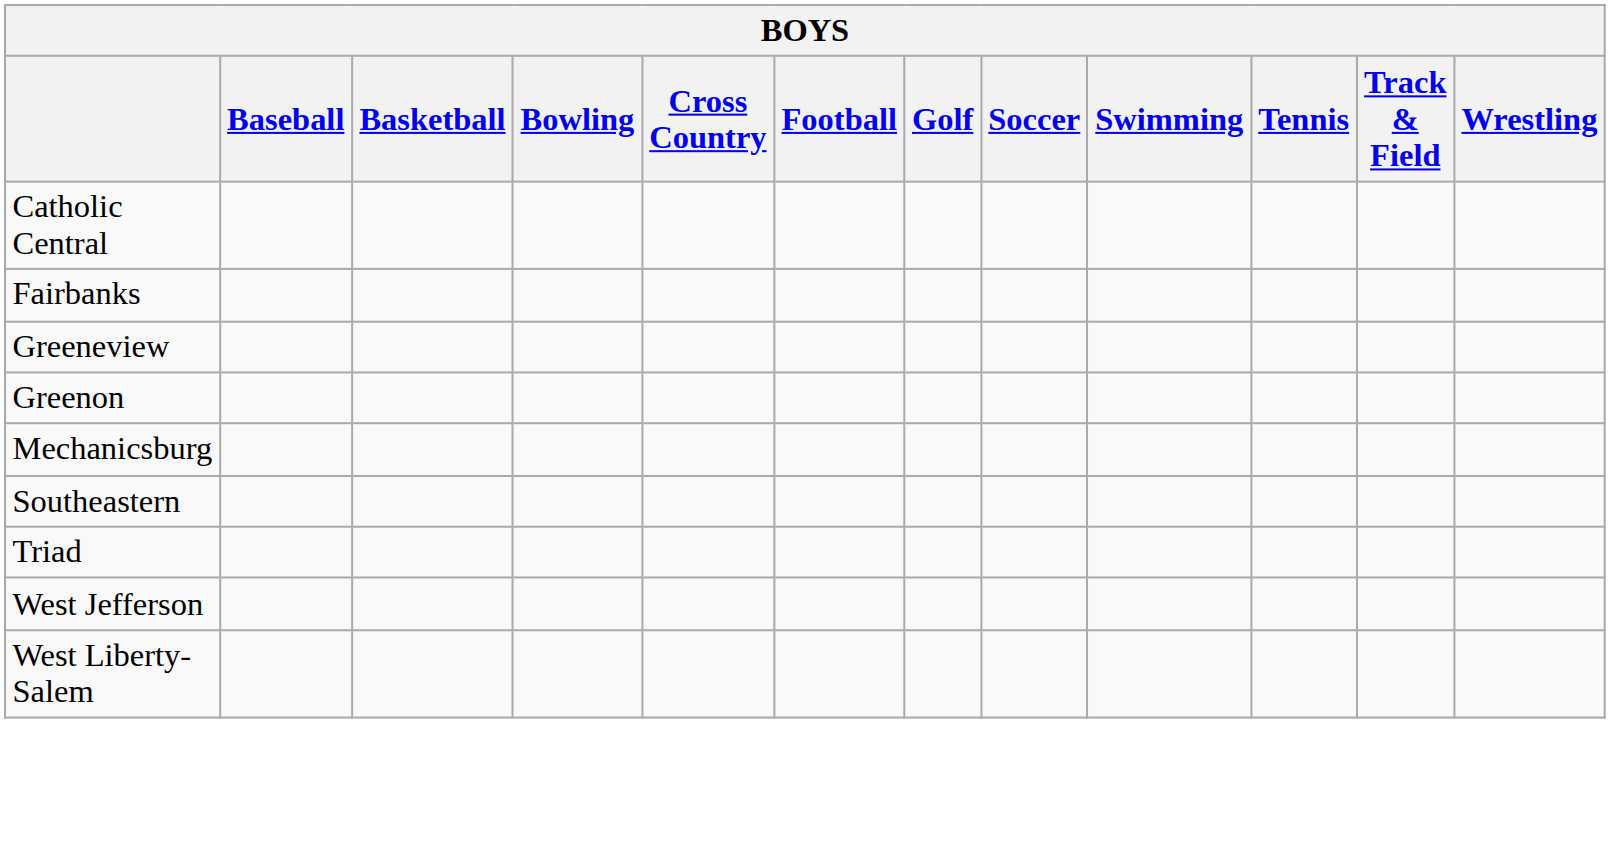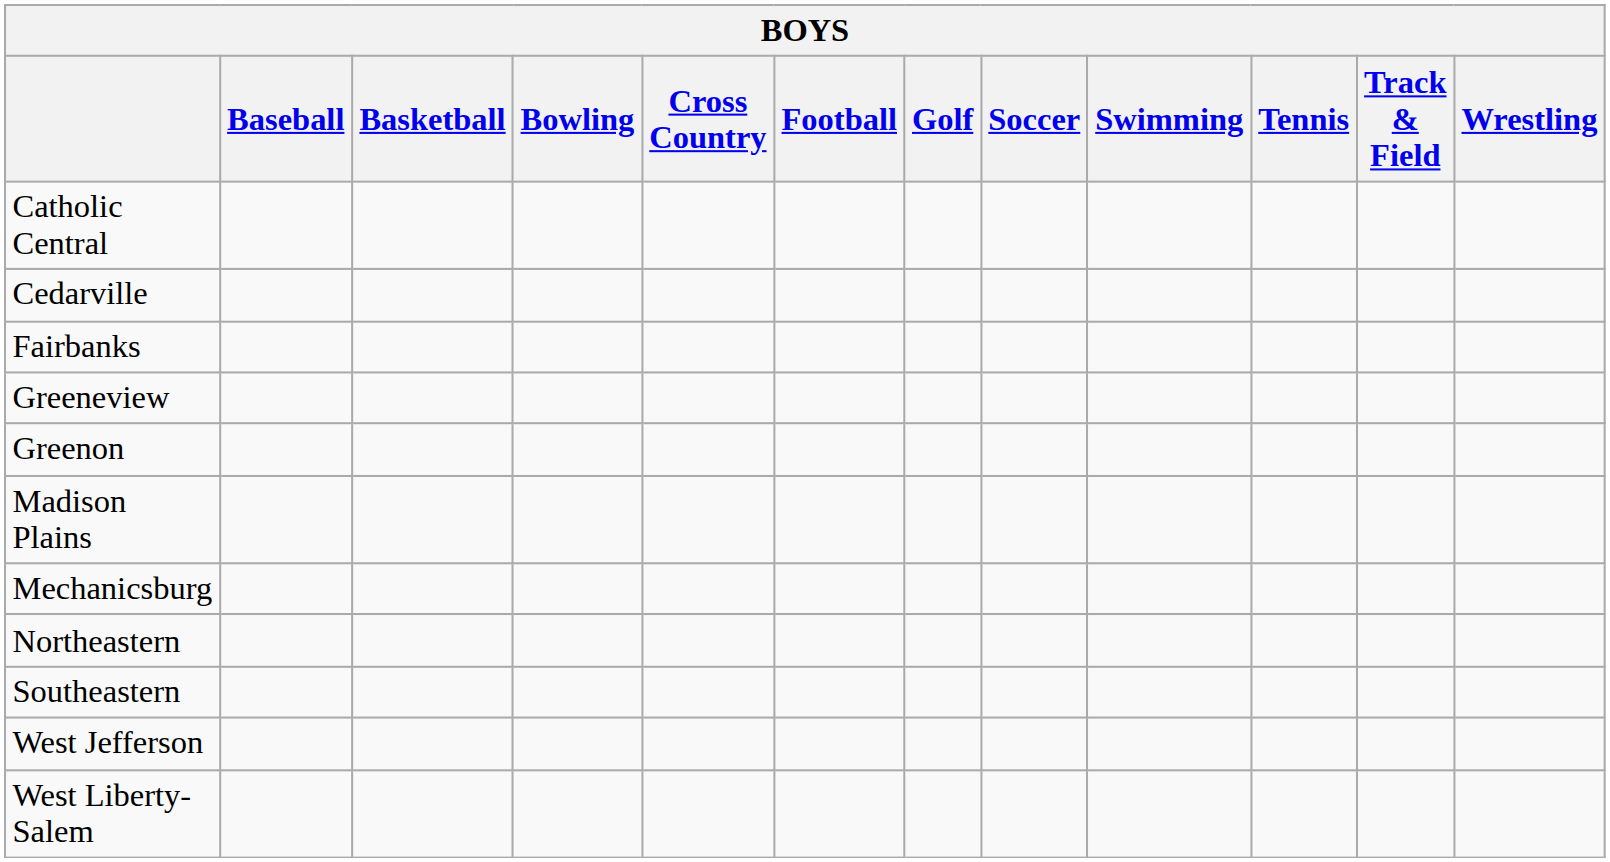+ row: (80, 294)
+ row: (69, 518)
+ row: (96, 640)
- row: (47, 551)
